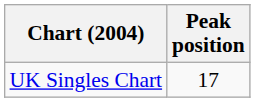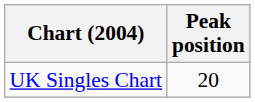(208, 79) 17 -> (208, 79) 20
